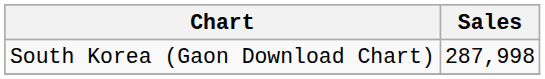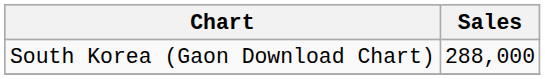(490, 57) 287,998 -> (490, 57) 288,000
